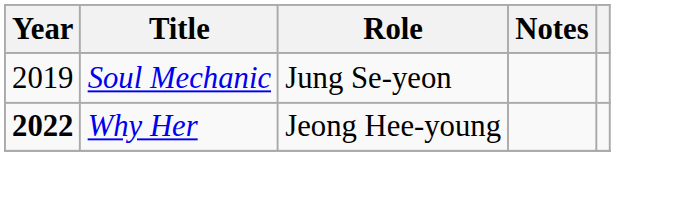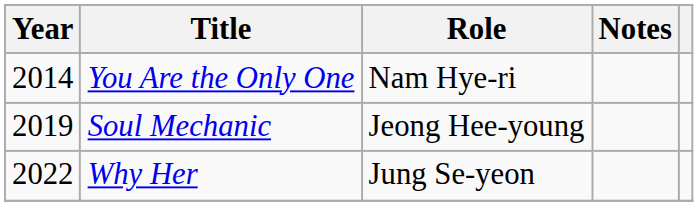+ row: (221, 77)
(368, 77) Jung Se-yeon -> (477, 126) Jeong Hee-young
(43, 126) bold -> (43, 175) normal
(393, 126) Jeong Hee-young -> (452, 175) Jung Se-yeon
